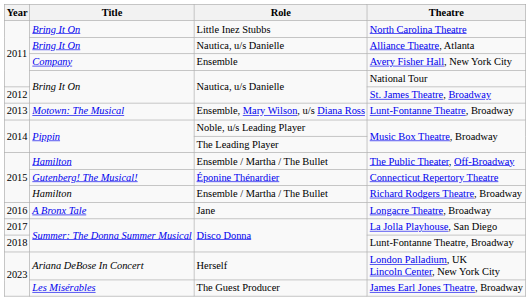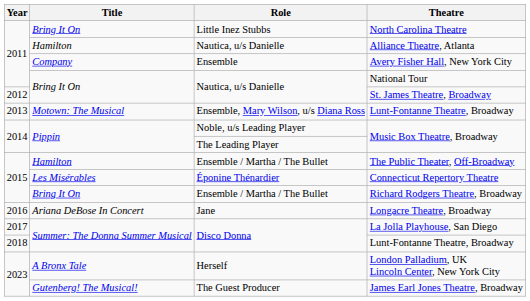(56, 45) Bring It On -> (52, 45) Hamilton
(85, 177) Gutenberg! The Musical! -> (64, 177) Les Misérables
(52, 194) Hamilton -> (56, 194) Bring It On
(59, 210) A Bronx Tale -> (88, 210) Ariana DeBose In Concert
(88, 266) Ariana DeBose In Concert -> (59, 266) A Bronx Tale
(64, 288) Les Misérables -> (85, 288) Gutenberg! The Musical!
